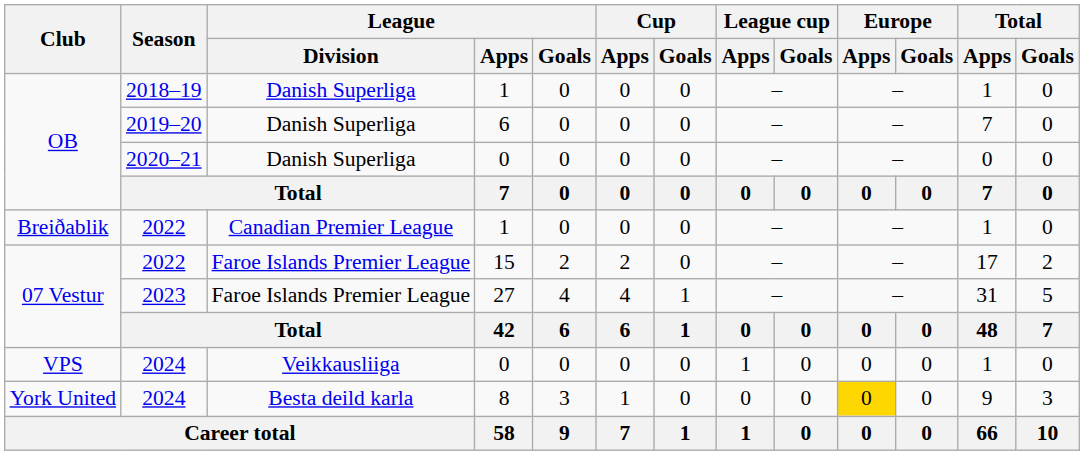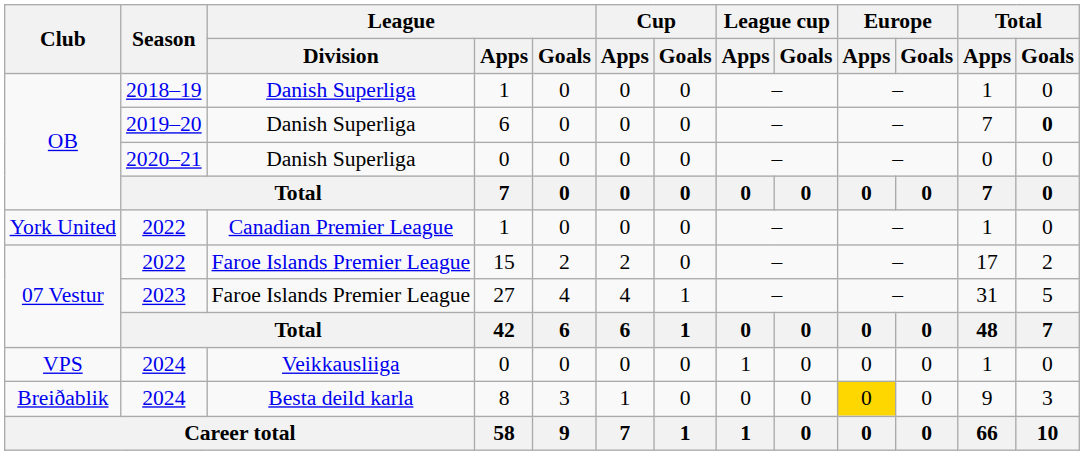(1047, 124) normal -> (1047, 124) bold
(63, 227) Breiðablik -> (63, 227) York United
(63, 398) York United -> (63, 398) Breiðablik
